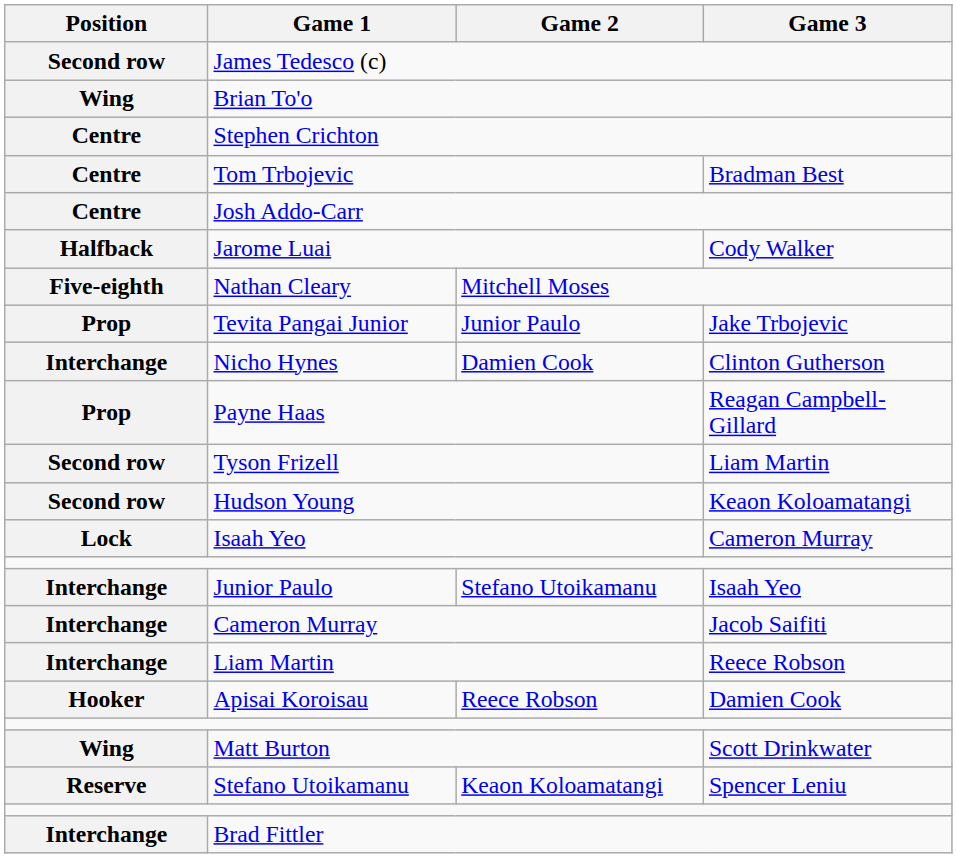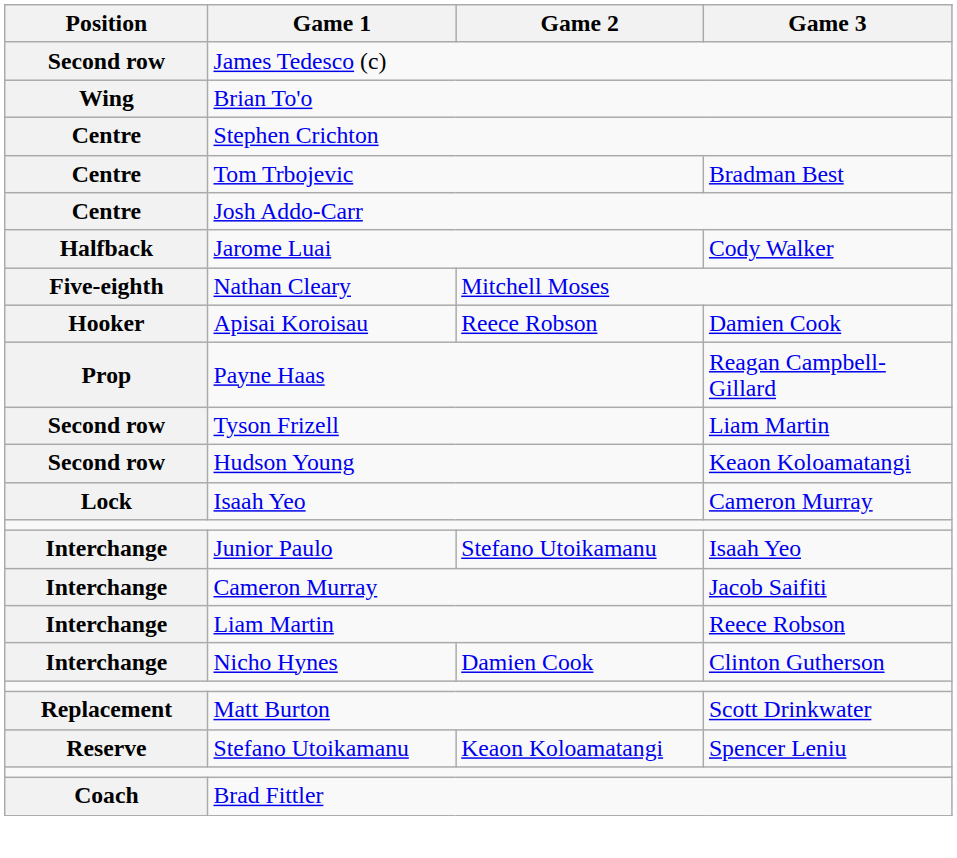- row: (311, 323)
rows swapped: (291, 699) <-> (276, 361)
(106, 747) Wing -> (106, 710) Replacement
(106, 833) Interchange -> (106, 796) Coach
